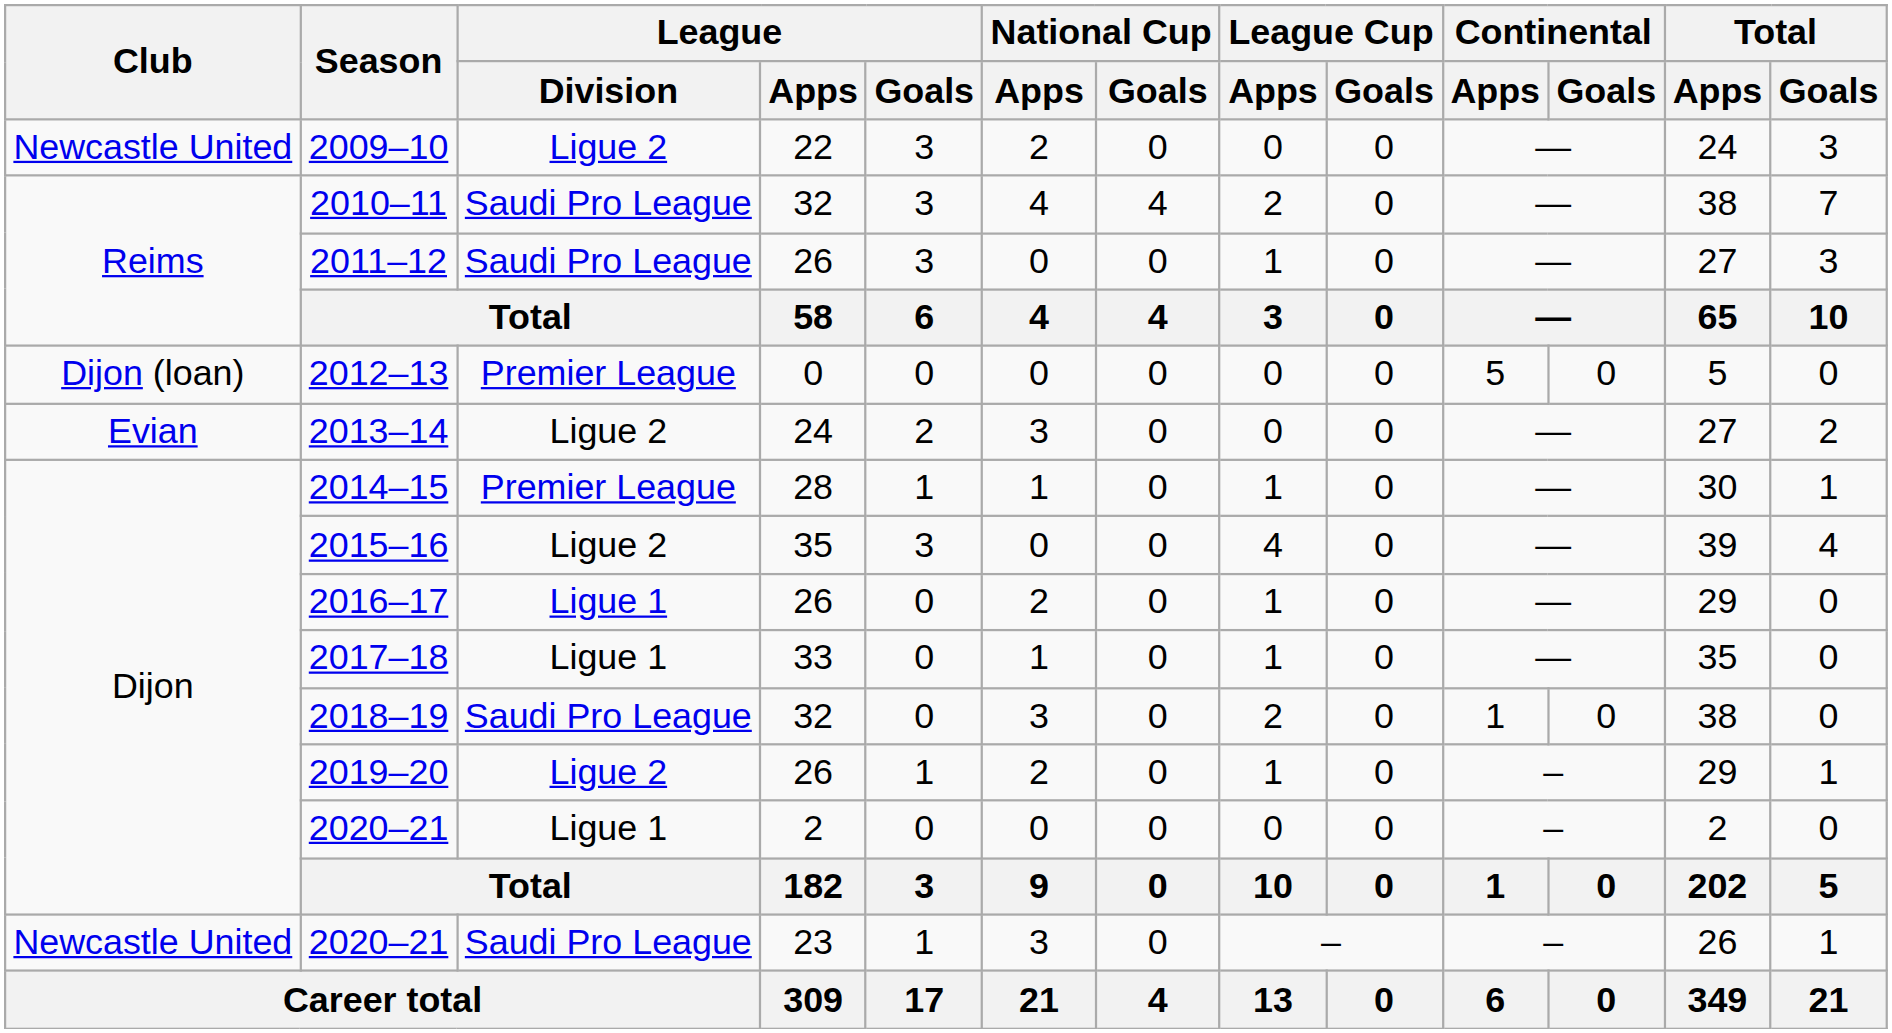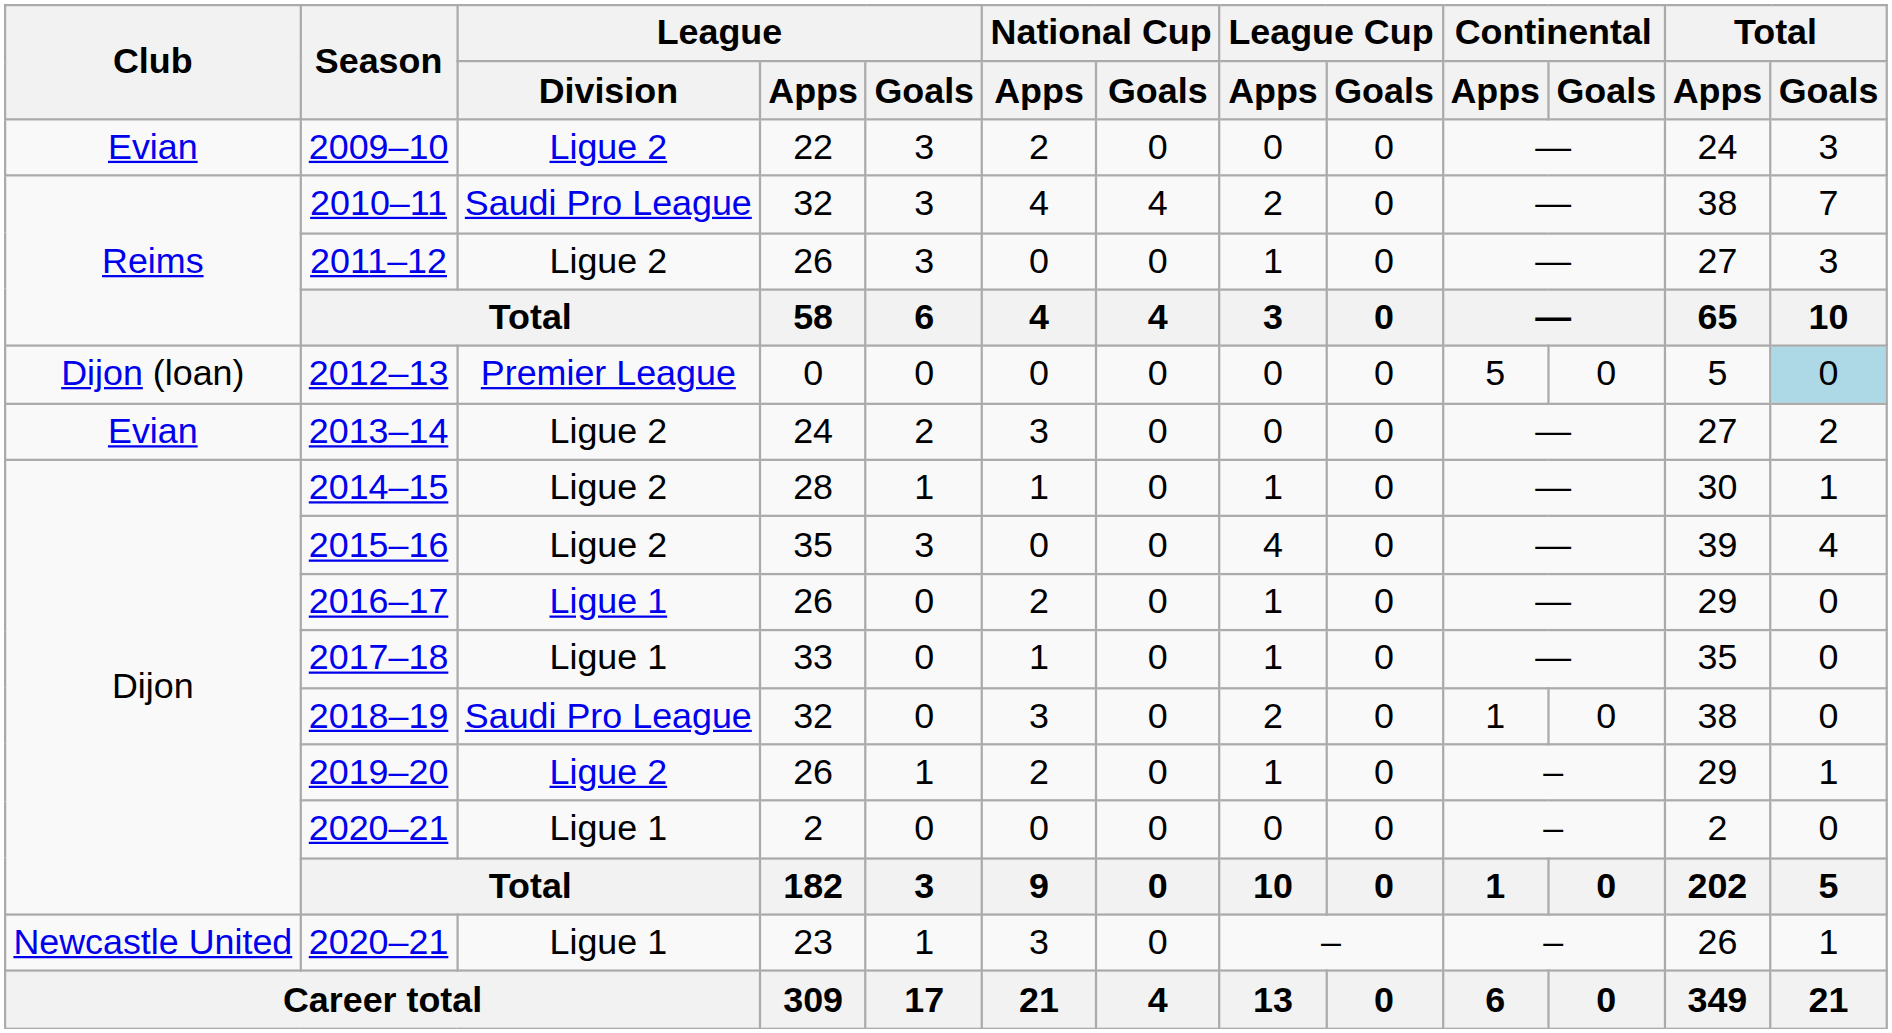(153, 146) Newcastle United -> (153, 146) Evian
(608, 260) Saudi Pro League -> (608, 260) Ligue 2
(1829, 373) no background -> (1829, 373) lightblue background
(608, 487) Premier League -> (608, 487) Ligue 2
(608, 942) Saudi Pro League -> (608, 942) Ligue 1
